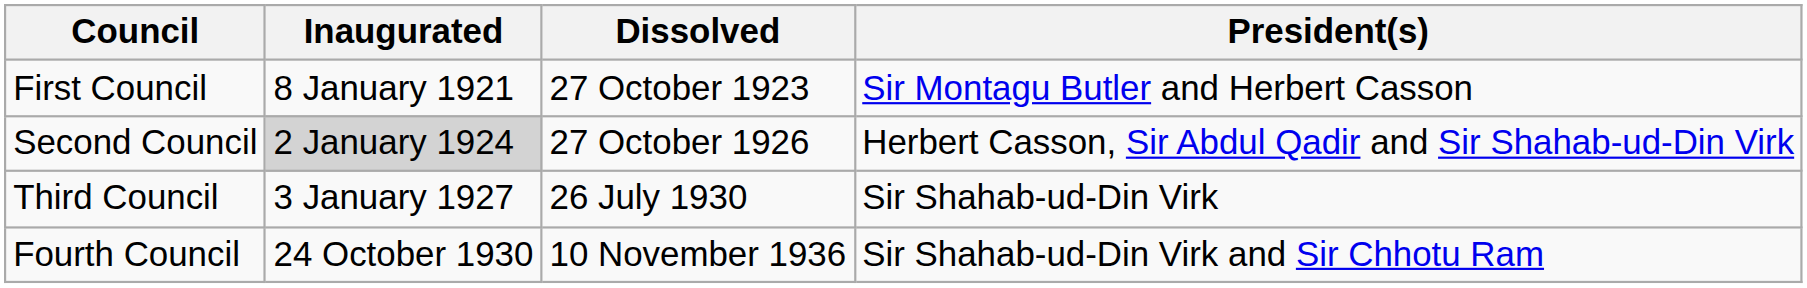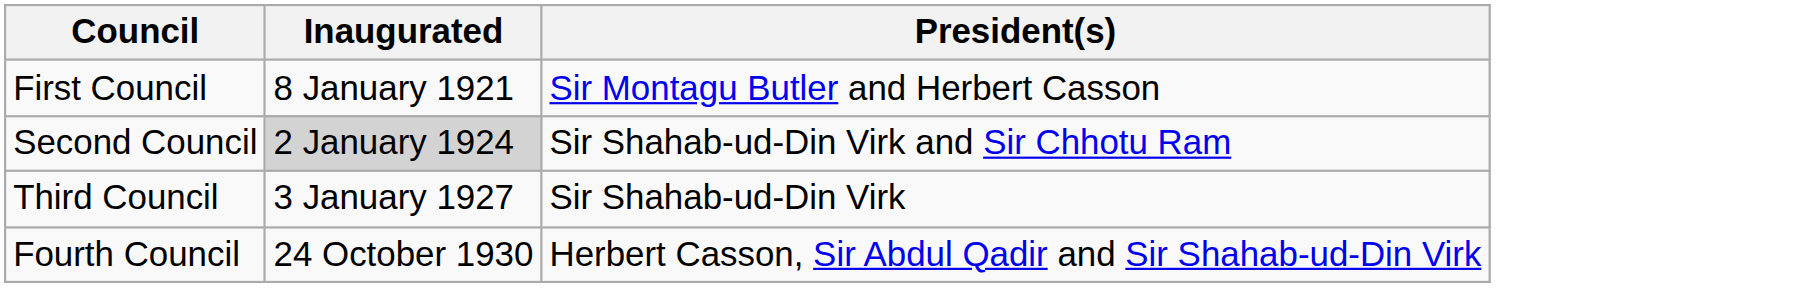- column: (698, 32)
(1328, 142) Herbert Casson, Sir Abdul Qadir and Sir Shahab-ud-Din Virk -> (890, 142) Sir Shahab-ud-Din Virk and Sir Chhotu Ram
(1203, 253) Sir Shahab-ud-Din Virk and Sir Chhotu Ram -> (1015, 253) Herbert Casson, Sir Abdul Qadir and Sir Shahab-ud-Din Virk
